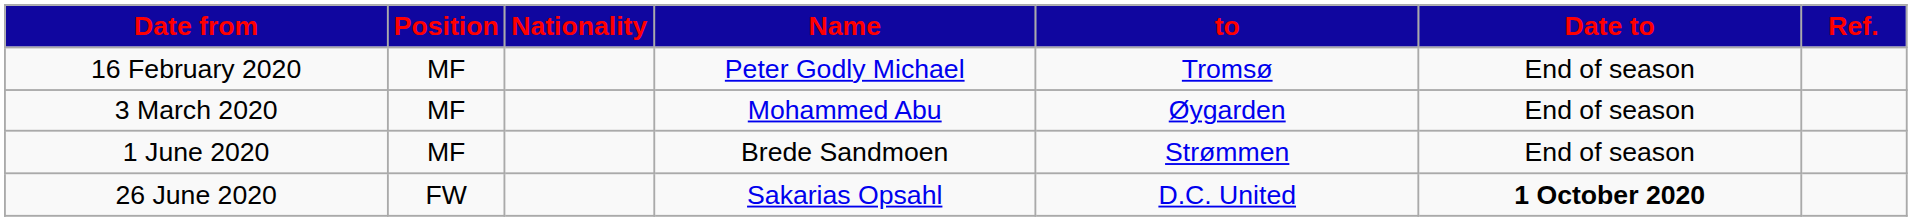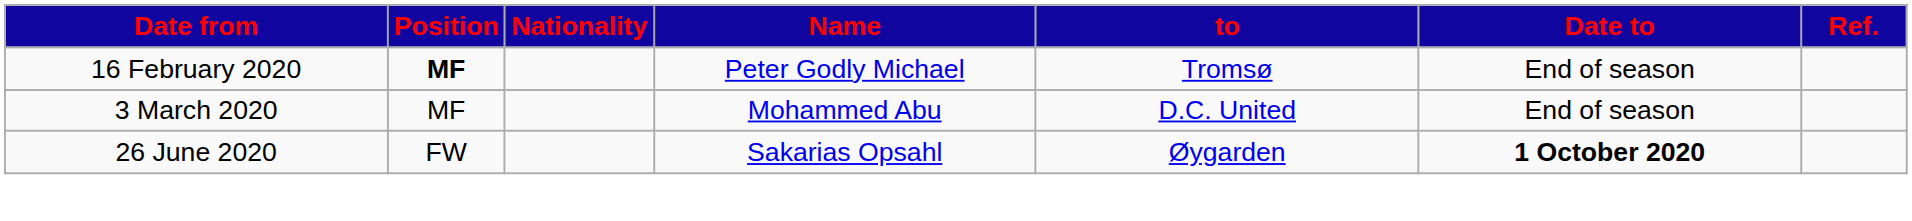(446, 68) normal -> (446, 68) bold
(1227, 111) Øygarden -> (1227, 111) D.C. United
- row: (196, 153)
(1227, 195) D.C. United -> (1227, 153) Øygarden
